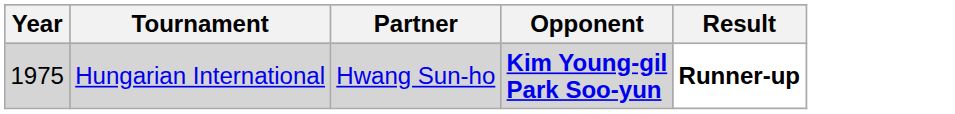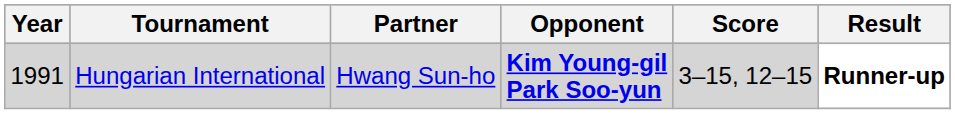+ column: (745, 24)
(37, 76) 1975 -> (37, 76) 1991
